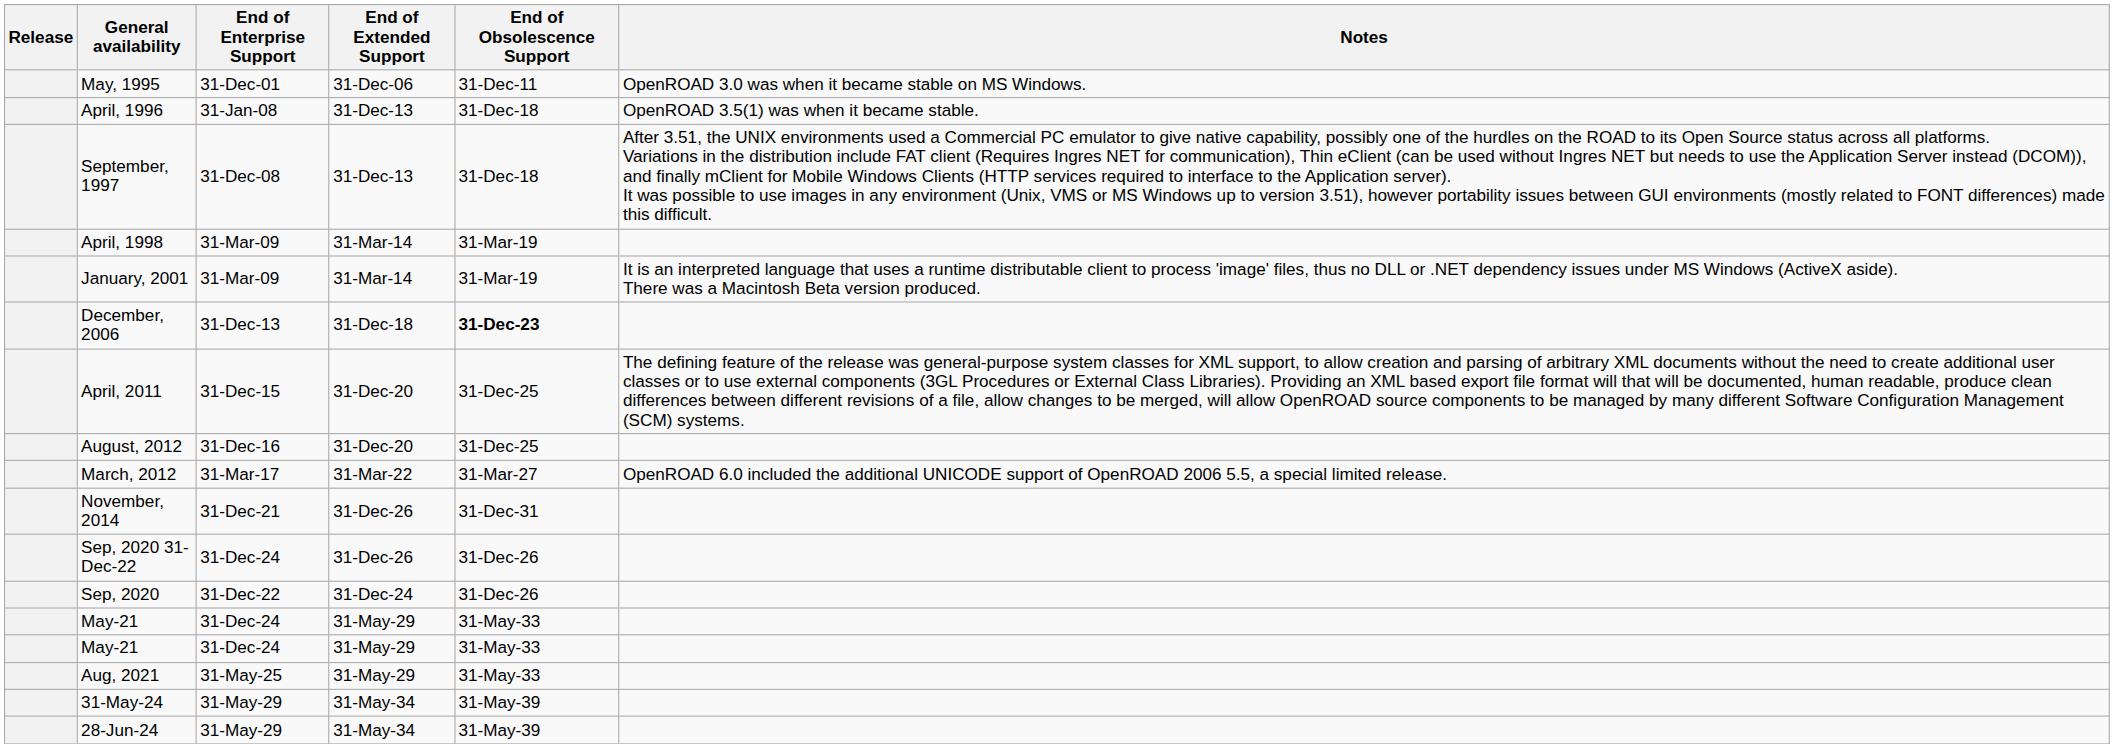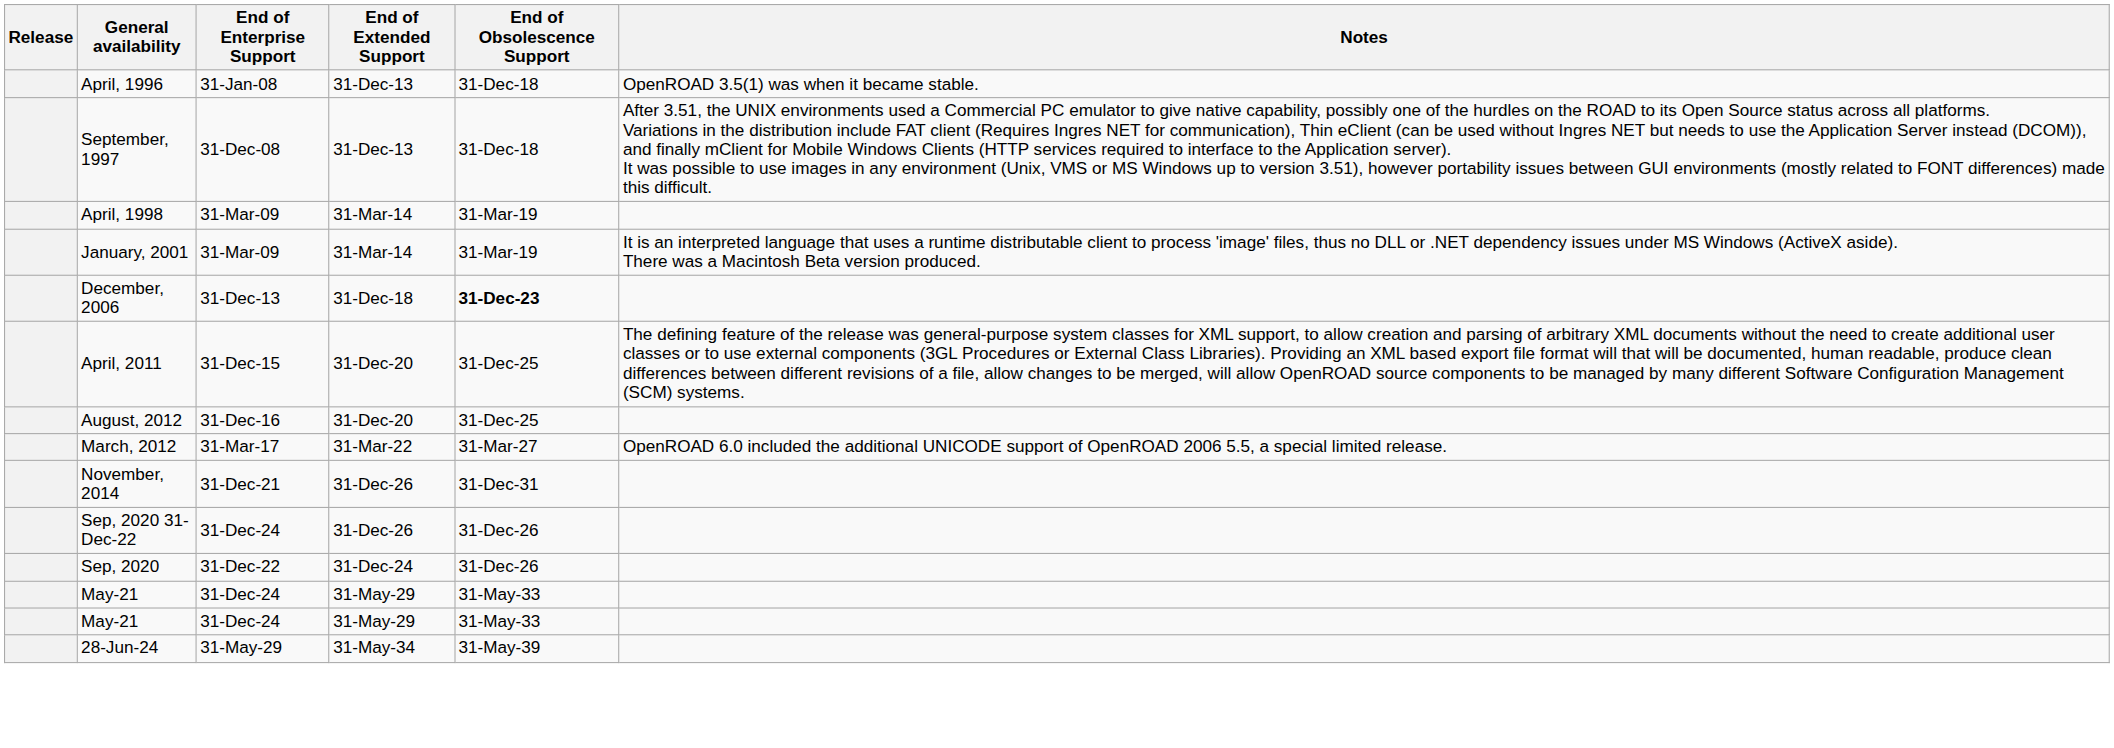- row: (120, 83)
- row: (120, 675)
- row: (122, 702)
